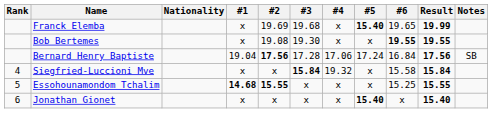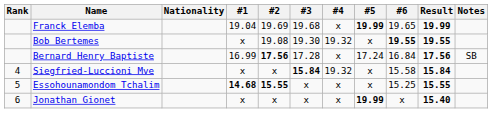(242, 27) x -> (242, 27) 19.04
(370, 27) 15.40 -> (370, 27) 19.99
(338, 42) x -> (338, 42) 19.32
(242, 56) 19.04 -> (242, 56) 16.99
(338, 56) 17.06 -> (338, 56) x
(370, 101) 15.40 -> (370, 101) 19.99
